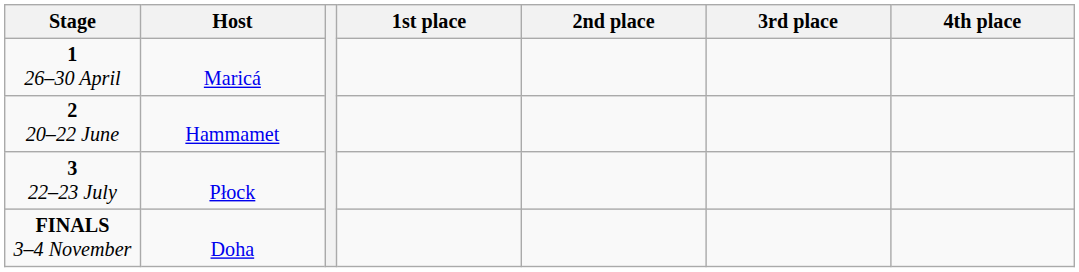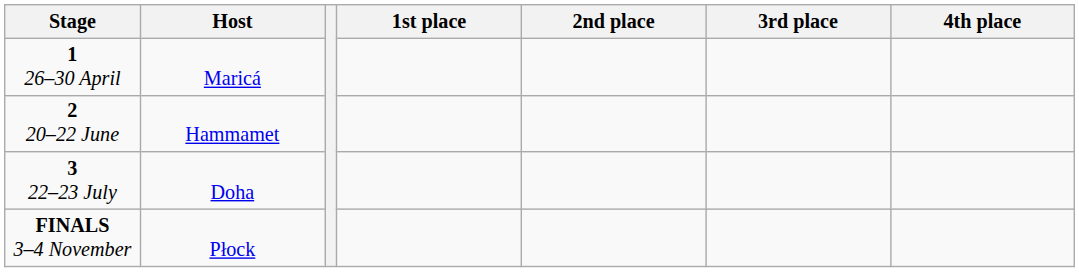(232, 192) Płock -> (232, 192) Doha
(232, 249) Doha -> (232, 249) Płock
